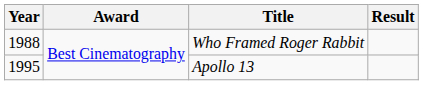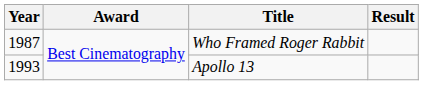(24, 42) 1988 -> (24, 42) 1987
(24, 67) 1995 -> (24, 67) 1993
